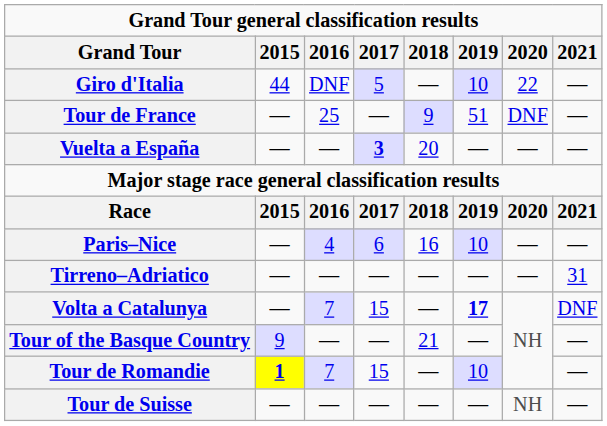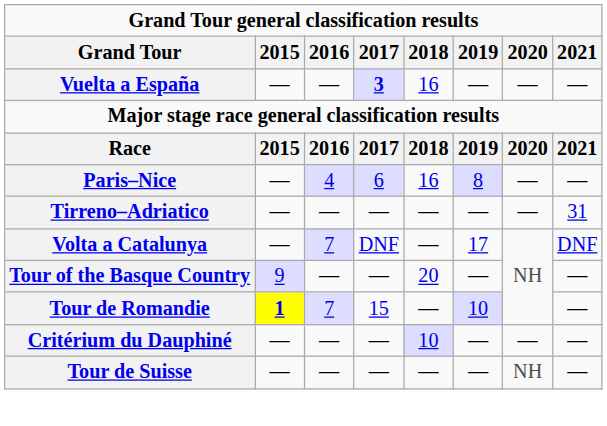- row: (130, 84)
- row: (130, 116)
(428, 148) 20 -> (428, 84) 16
(478, 244) 10 -> (478, 180) 8
(379, 308) 15 -> (379, 244) DNF
(478, 308) bold -> (478, 244) normal
(428, 340) 21 -> (428, 276) 20
+ row: (130, 340)
